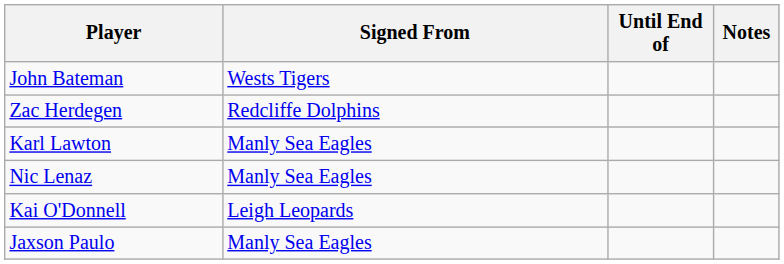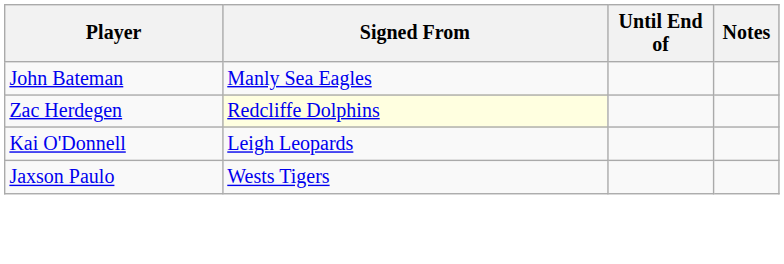(278, 78) Wests Tigers -> (299, 78) Manly Sea Eagles
(303, 111) no background -> (303, 111) lightyellow background
- row: (60, 144)
- row: (51, 177)
(299, 243) Manly Sea Eagles -> (278, 177) Wests Tigers
